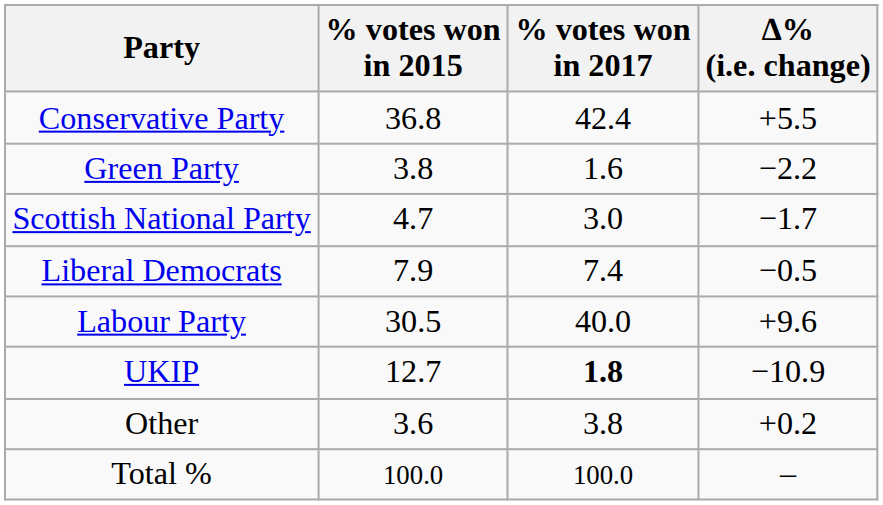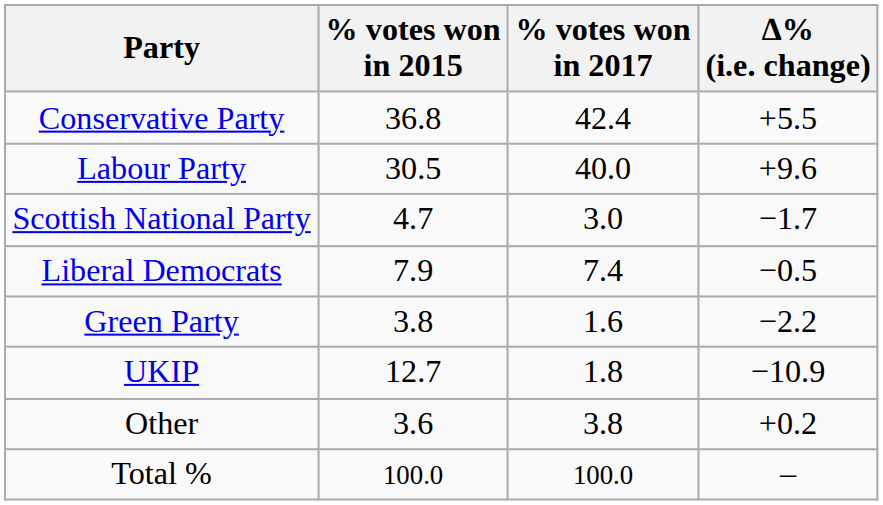rows swapped: (162, 321) <-> (162, 168)
(603, 372) bold -> (603, 372) normal
